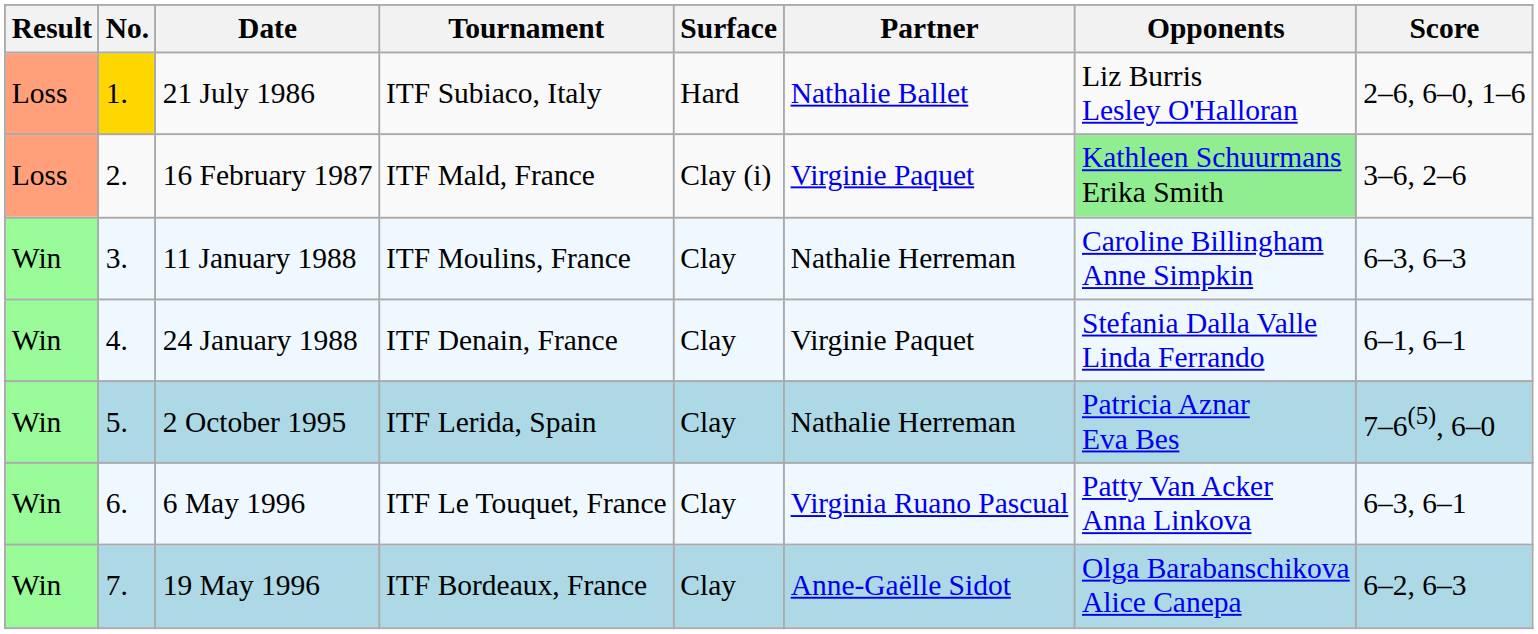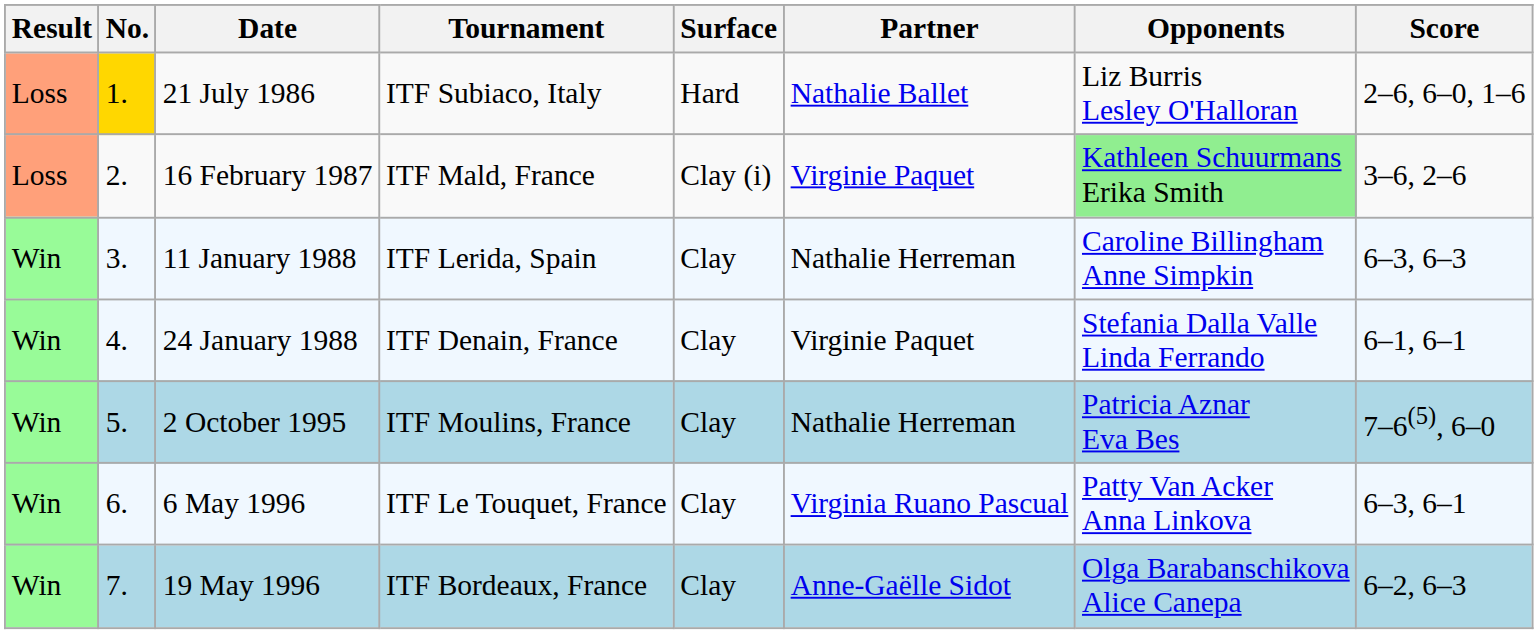(508, 257) ITF Moulins, France -> (491, 257) ITF Lerida, Spain
(491, 421) ITF Lerida, Spain -> (508, 421) ITF Moulins, France
